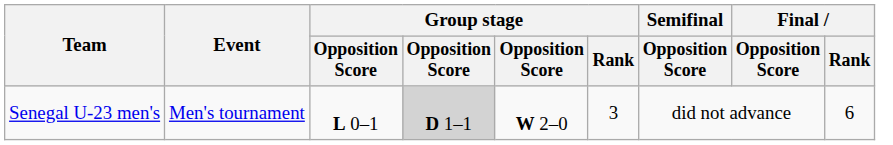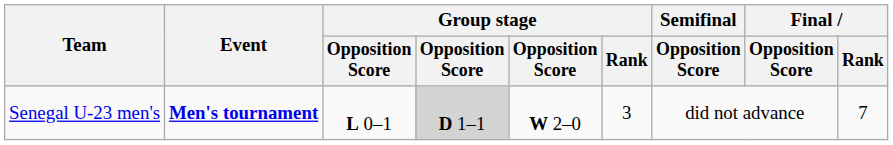(237, 113) normal -> (244, 113) bold
(850, 113) 6 -> (863, 113) 7
